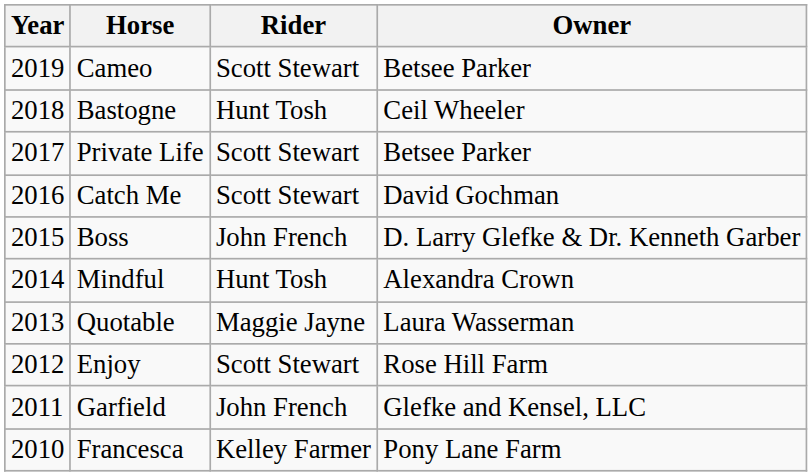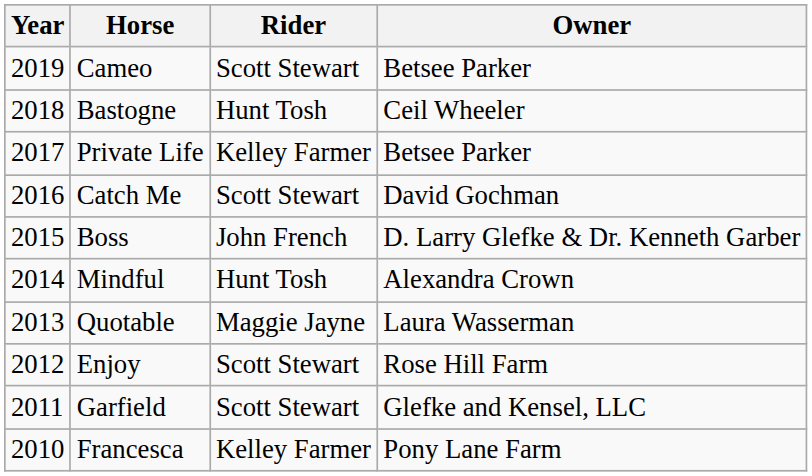(288, 152) Scott Stewart -> (293, 152) Kelley Farmer
(282, 407) John French -> (288, 407) Scott Stewart
